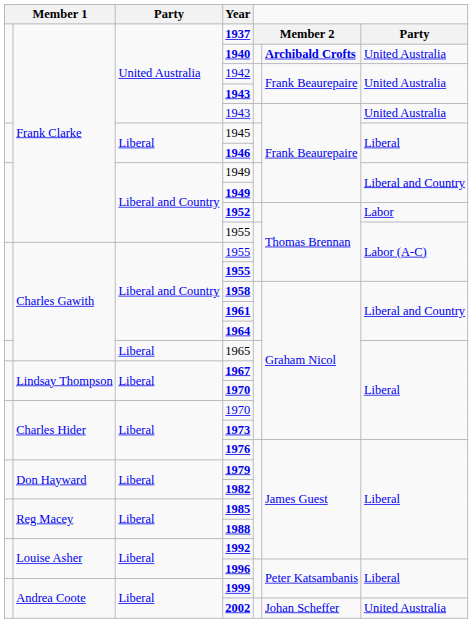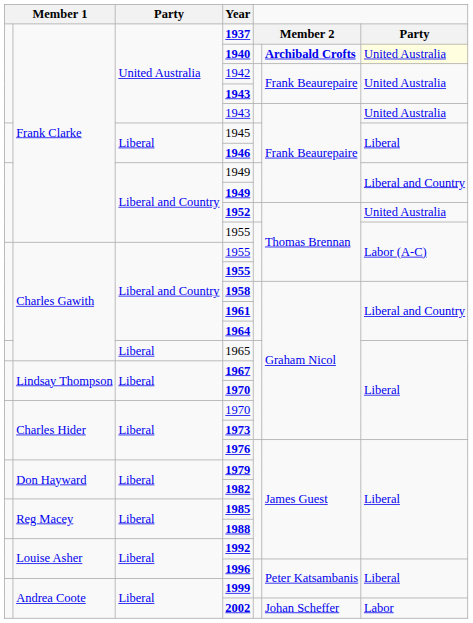(405, 53) no background -> (405, 53) lightyellow background
(379, 212) Labor -> (405, 212) United Australia
(405, 608) United Australia -> (379, 608) Labor
